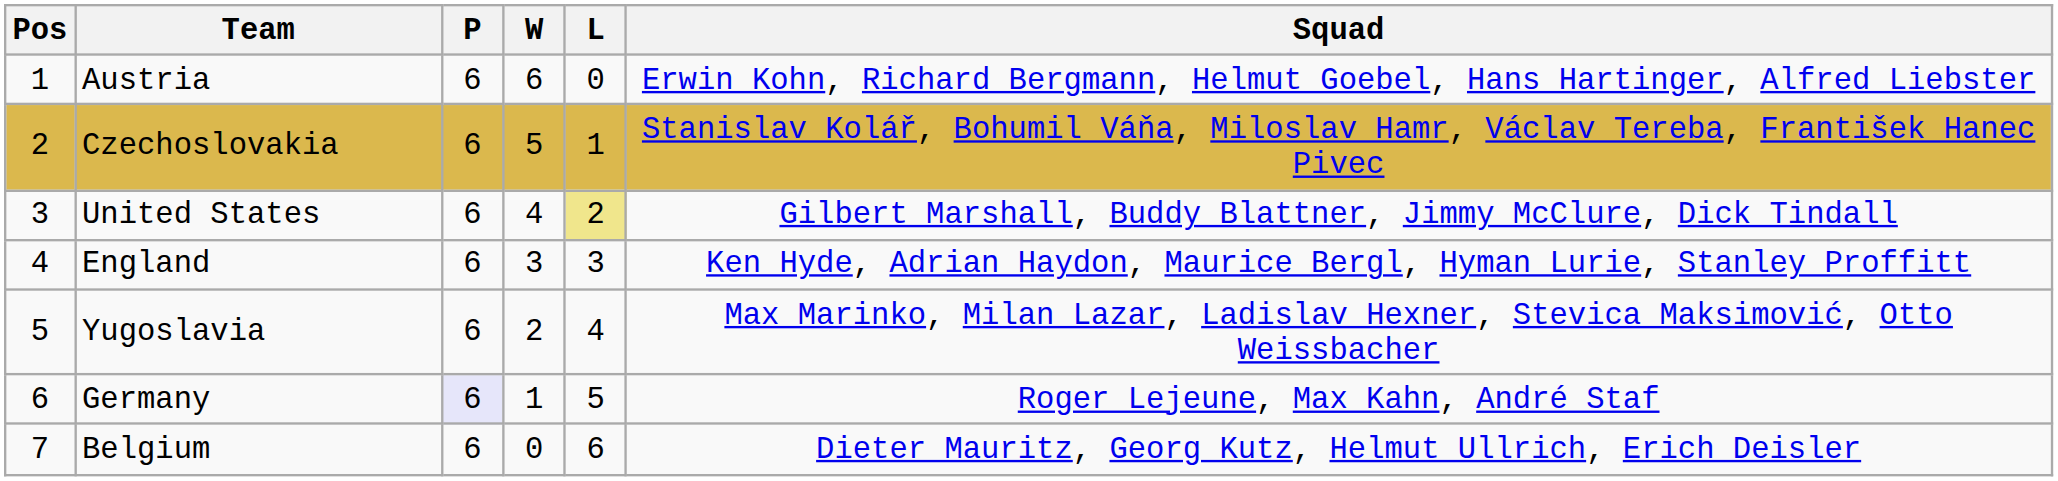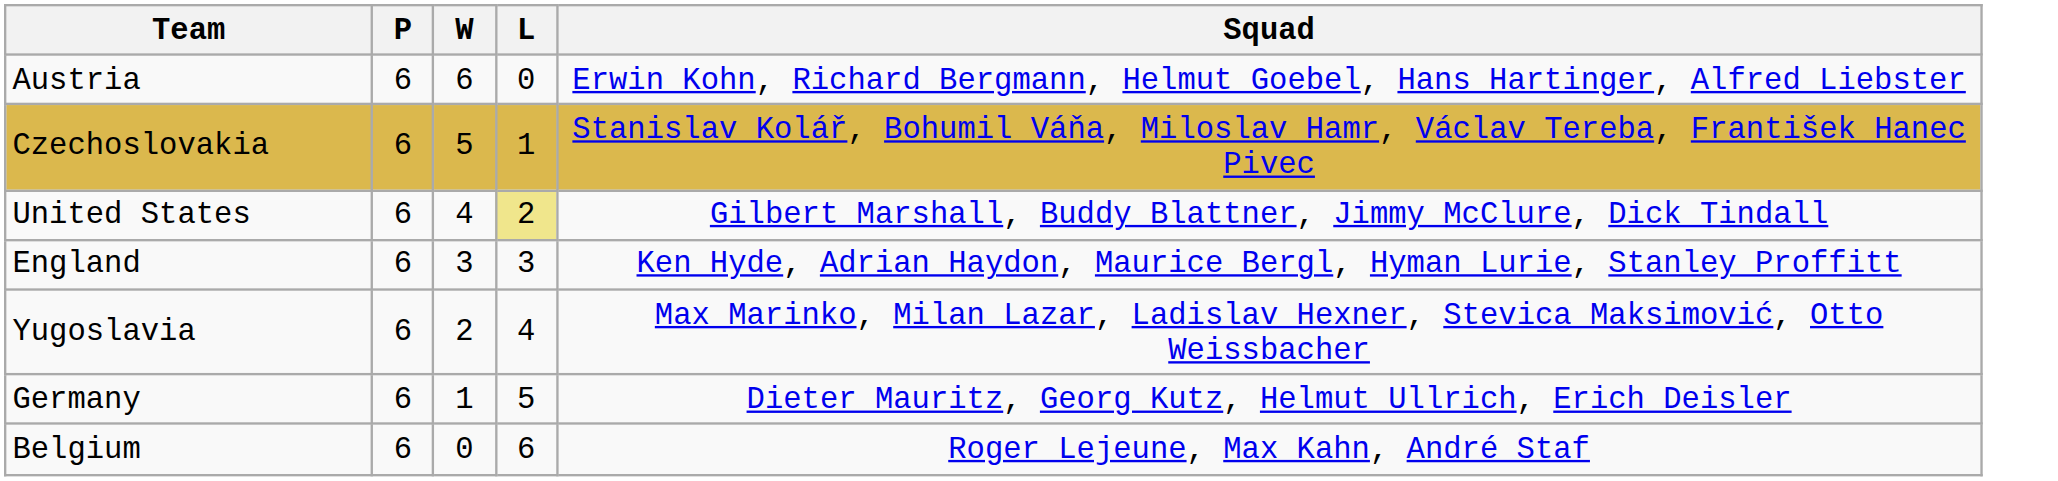- column: (40, 30)
(473, 399) lavender background -> (403, 399) no background
(1339, 399) Roger Lejeune, Max Kahn, André Staf -> (1269, 399) Dieter Mauritz, Georg Kutz, Helmut Ullrich, Erich Deisler
(1339, 449) Dieter Mauritz, Georg Kutz, Helmut Ullrich, Erich Deisler -> (1269, 449) Roger Lejeune, Max Kahn, André Staf
